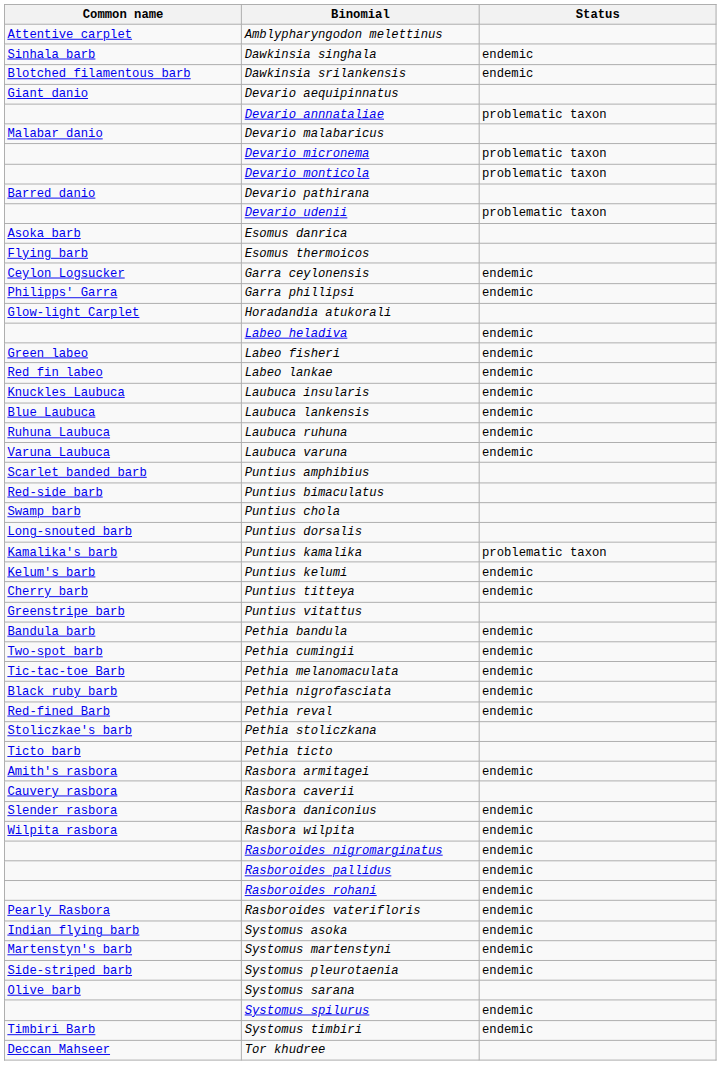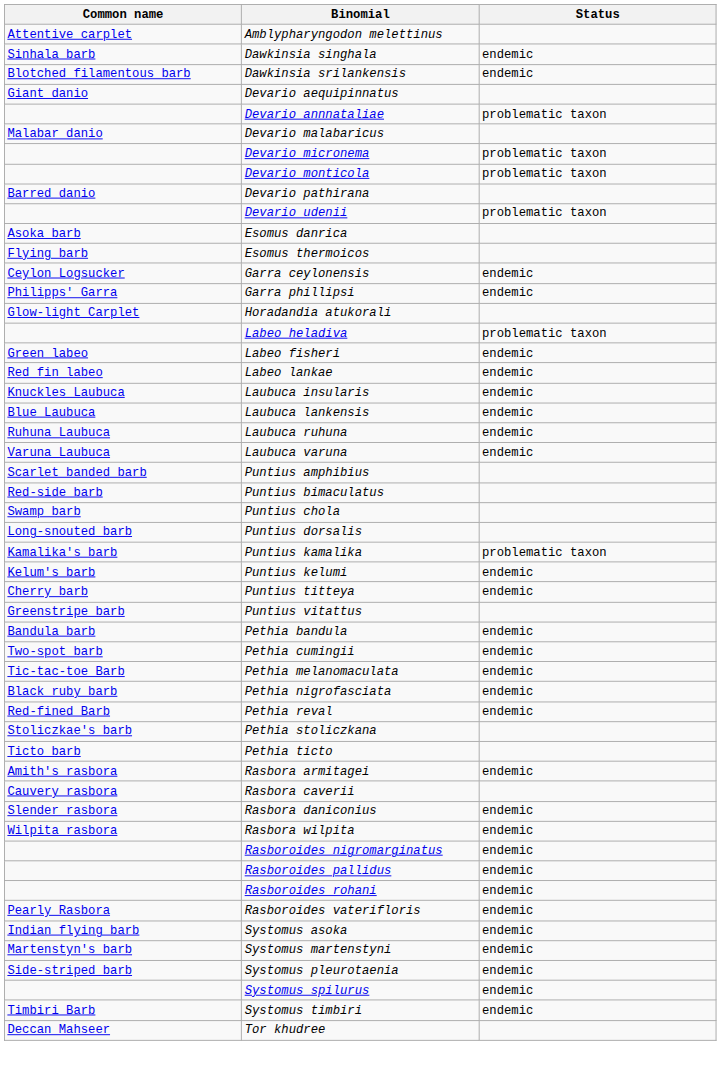(508, 333) endemic -> (544, 333) problematic taxon
- row: (300, 990)
